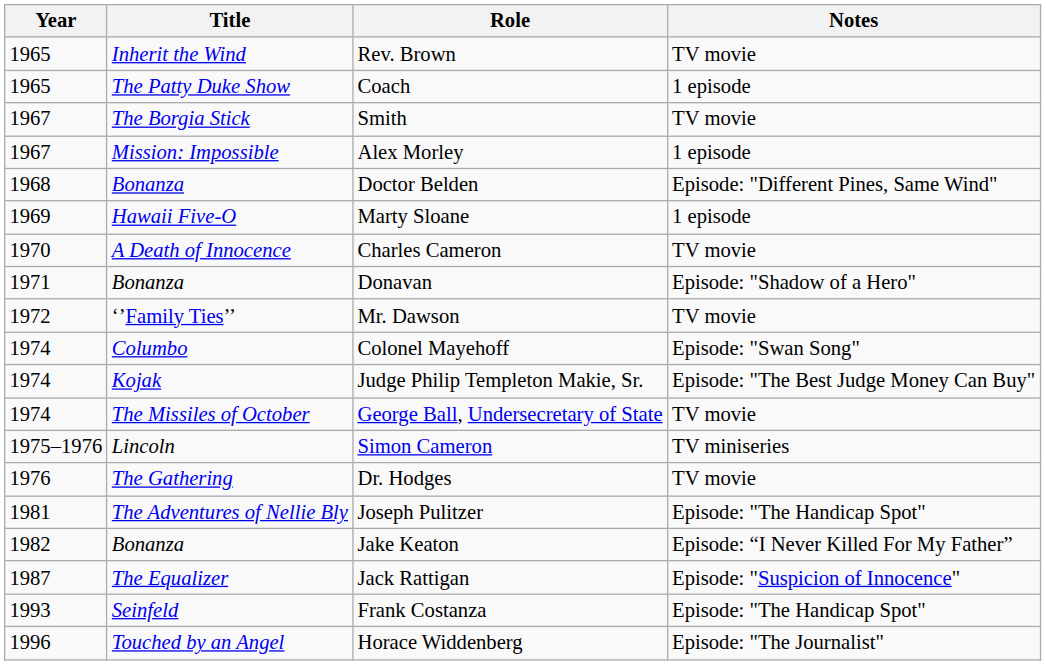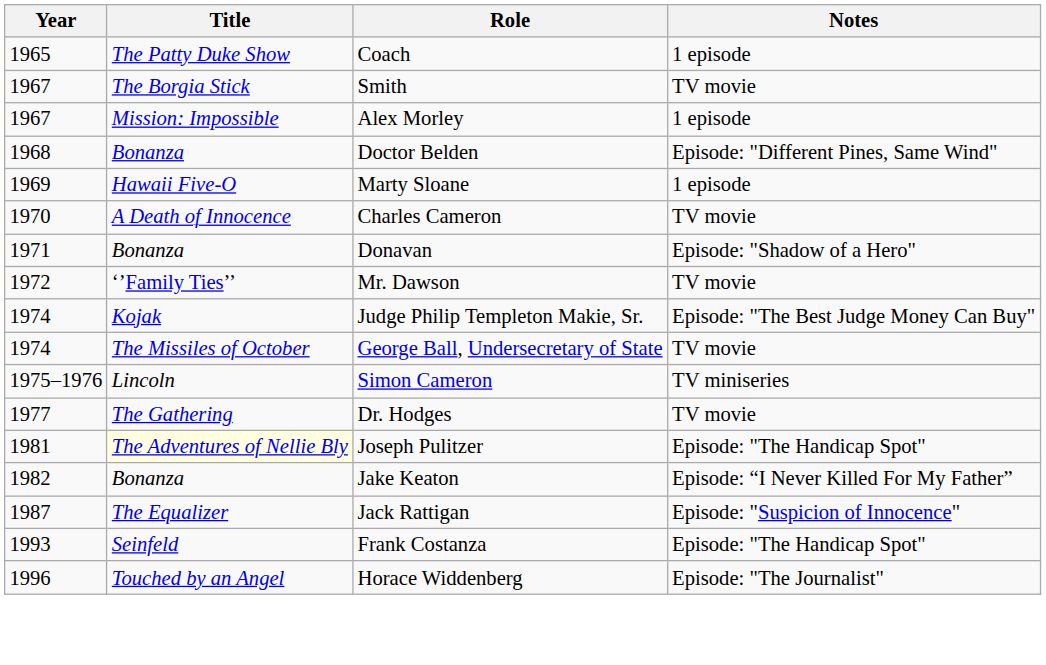- row: (407, 53)
- row: (433, 348)
(30, 479) 1976 -> (30, 413) 1977
(230, 511) no background -> (230, 446) lightyellow background
